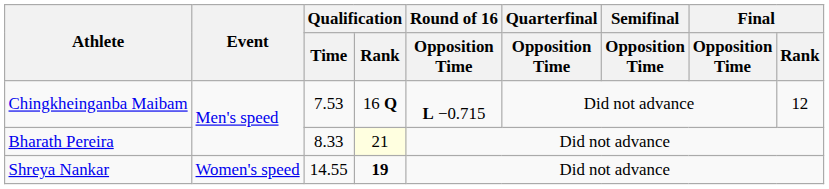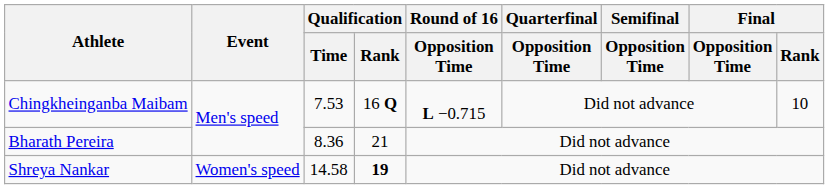(800, 104) 12 -> (800, 104) 10
(329, 141) 8.33 -> (329, 141) 8.36
(380, 141) lightyellow background -> (380, 141) no background
(329, 169) 14.55 -> (329, 169) 14.58
